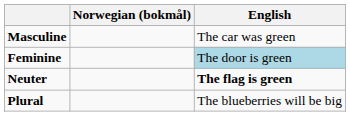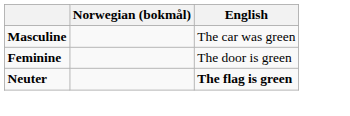(244, 57) lightblue background -> (244, 57) no background
- row: (25, 100)
